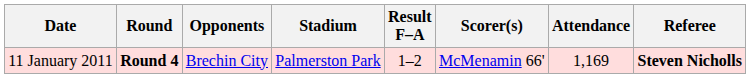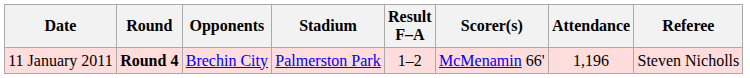(591, 60) 1,169 -> (591, 60) 1,196
(690, 60) bold -> (688, 60) normal
